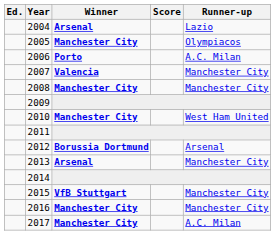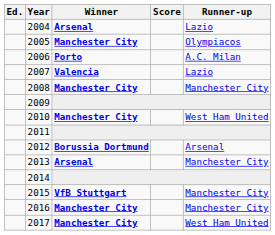(227, 72) Manchester City -> (199, 72) Lazio
(213, 222) A.C. Milan -> (227, 222) West Ham United
